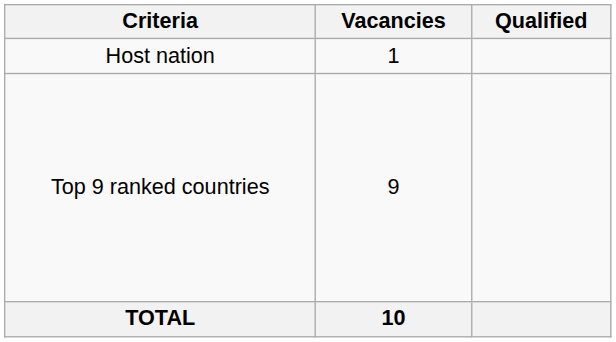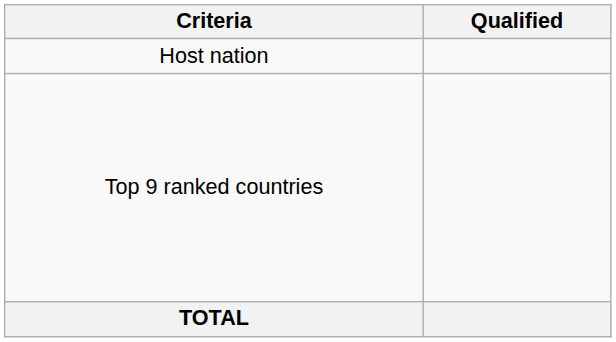- column: (394, 21)
